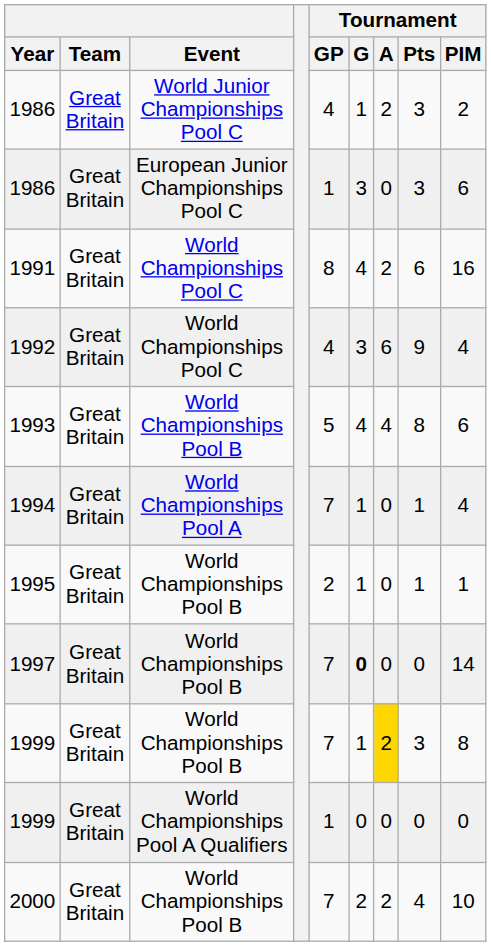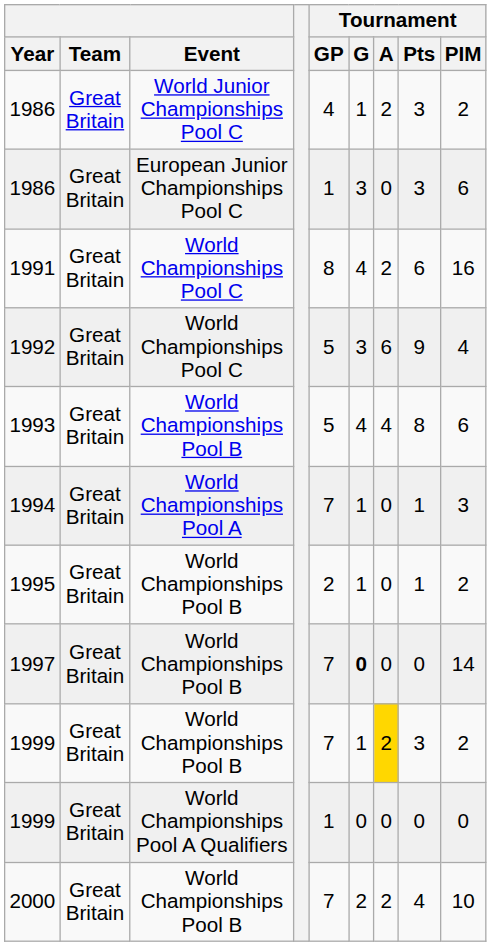(329, 347) 4 -> (329, 347) 5
(463, 505) 4 -> (463, 505) 3
(463, 584) 1 -> (463, 584) 2
(463, 742) 8 -> (463, 742) 2
